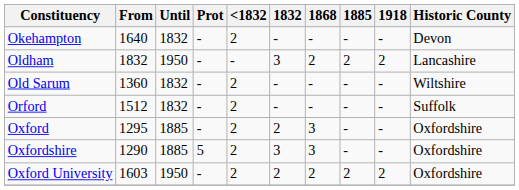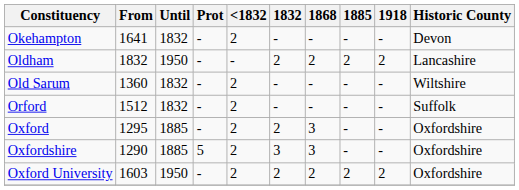(133, 38) 1640 -> (133, 38) 1641
(277, 60) 3 -> (277, 60) 2
